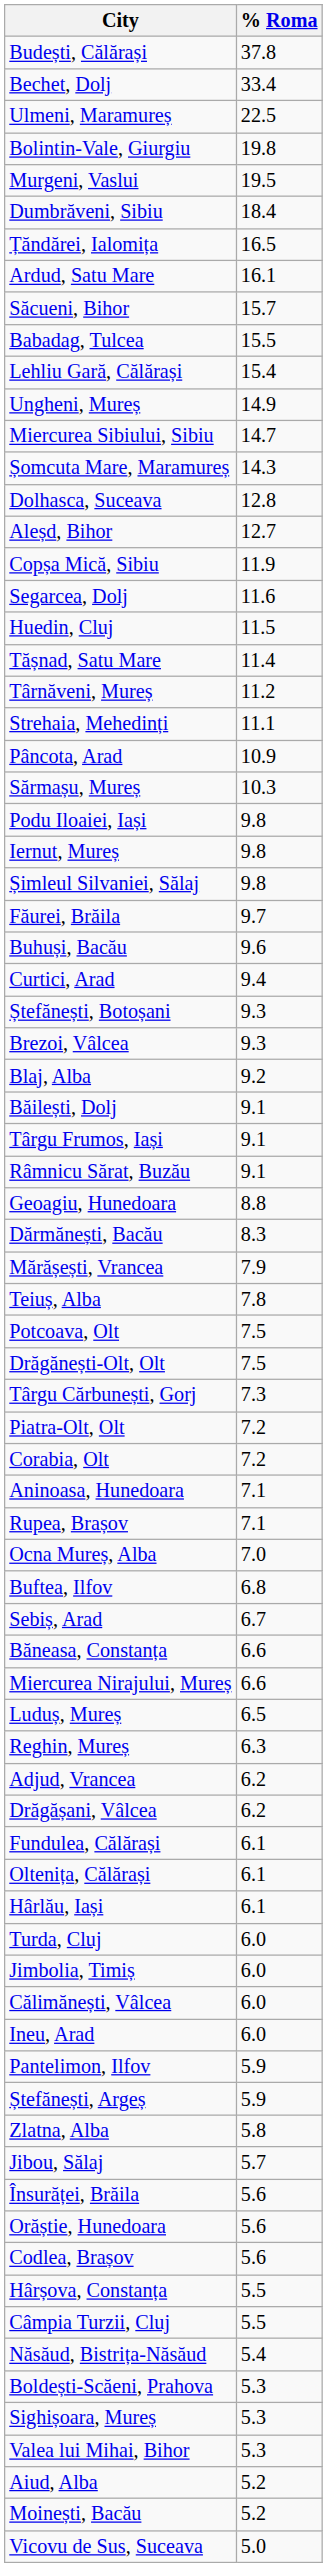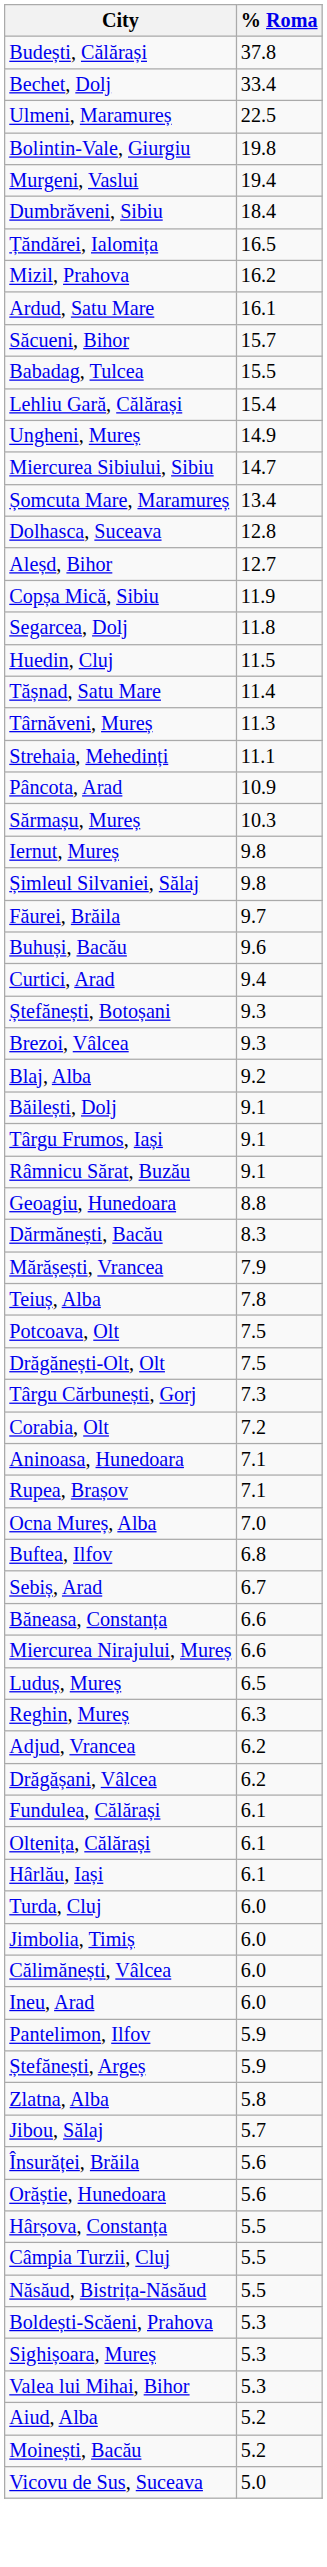(258, 180) 19.5 -> (258, 180) 19.4
+ row: (69, 276)
(258, 468) 14.3 -> (258, 500) 13.4
(258, 595) 11.6 -> (258, 627) 11.8
(258, 691) 11.2 -> (258, 723) 11.3
- row: (78, 819)
- row: (67, 1427)
- row: (71, 2258)
(253, 2354) 5.4 -> (253, 2290) 5.5
